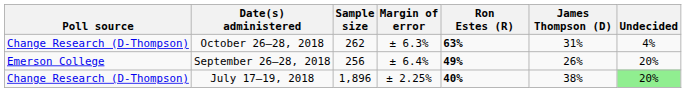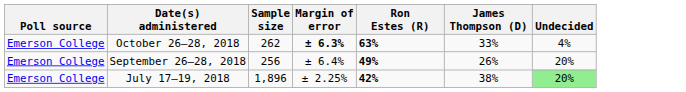(98, 43) Change Research (D-Thompson) -> (56, 43) Emerson College
(409, 43) normal -> (324, 43) bold
(573, 43) 31% -> (488, 43) 33%
(98, 78) Change Research (D-Thompson) -> (56, 78) Emerson College
(453, 78) 40% -> (369, 78) 42%
